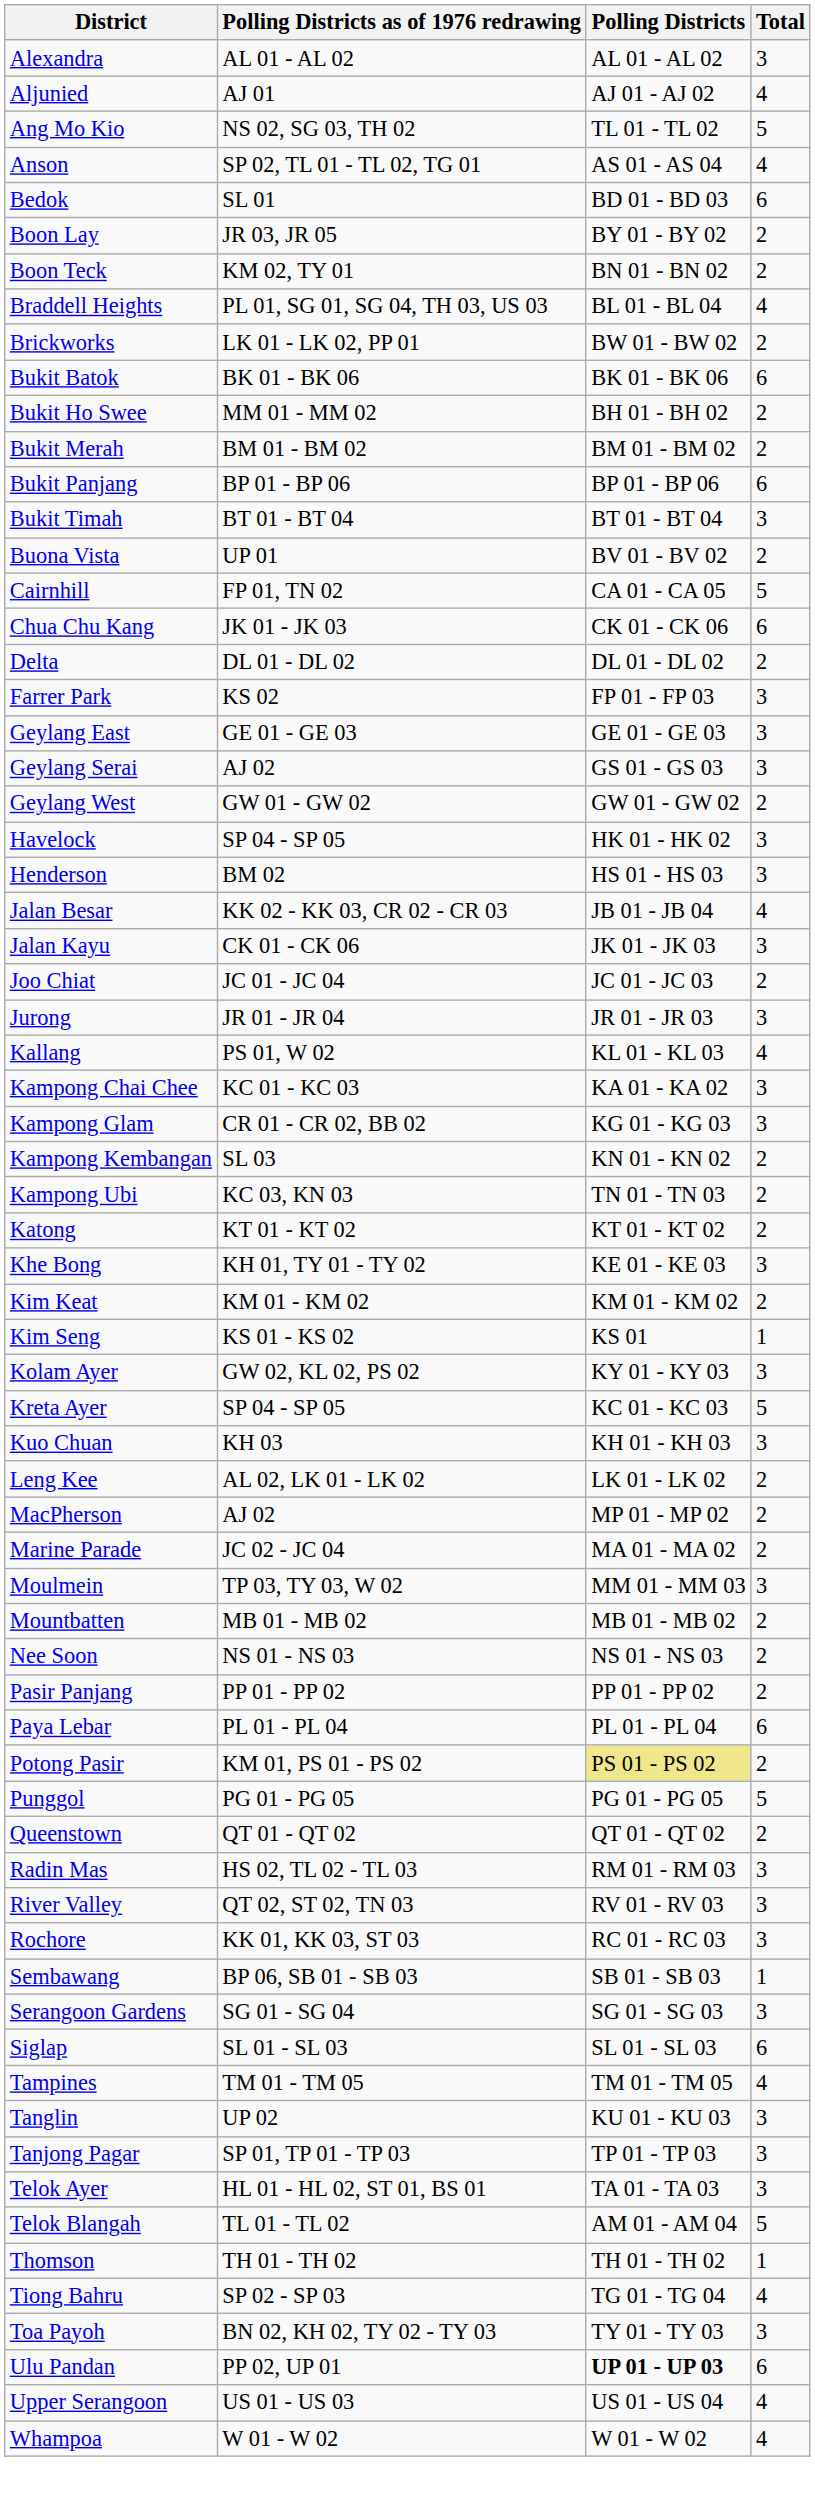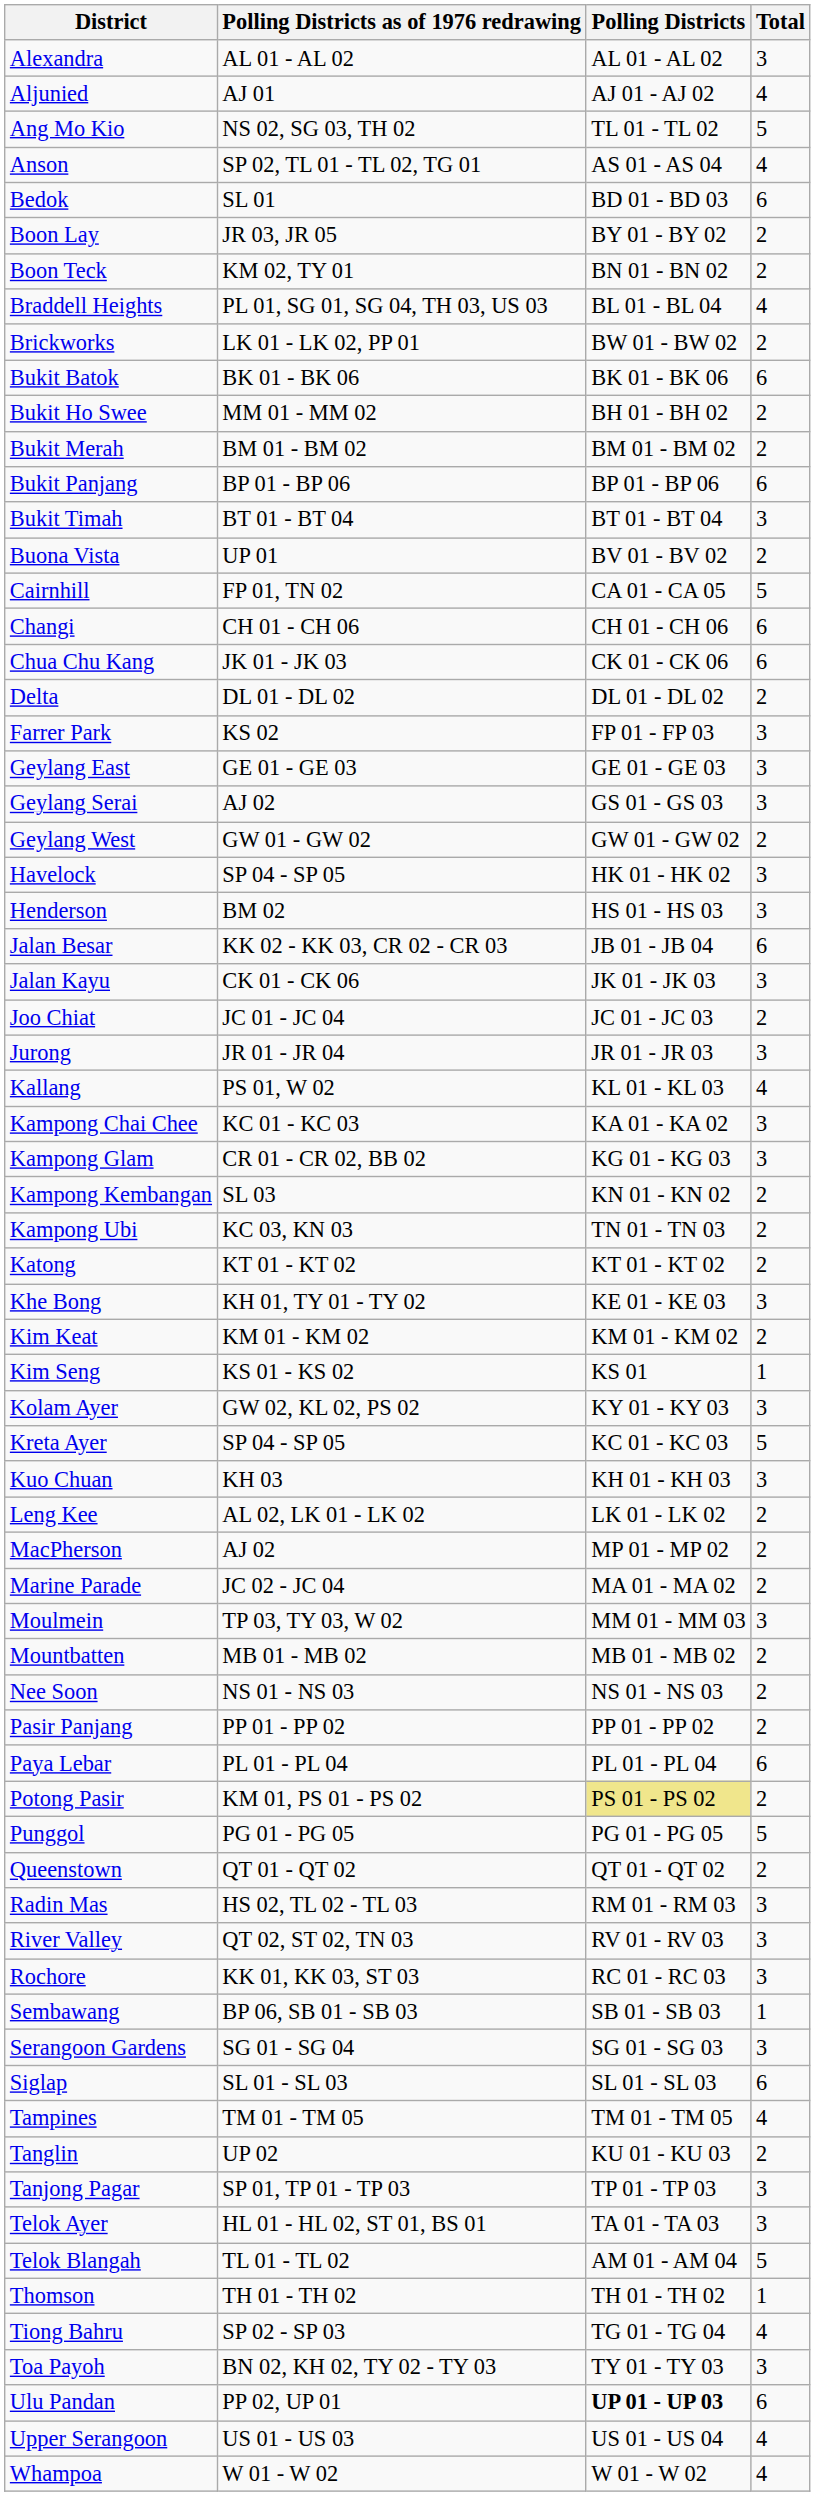+ row: (42, 626)
(762, 910) 4 -> (762, 945) 6
(762, 2118) 3 -> (762, 2153) 2
